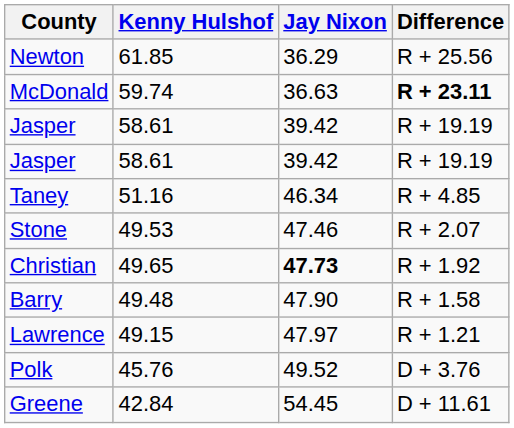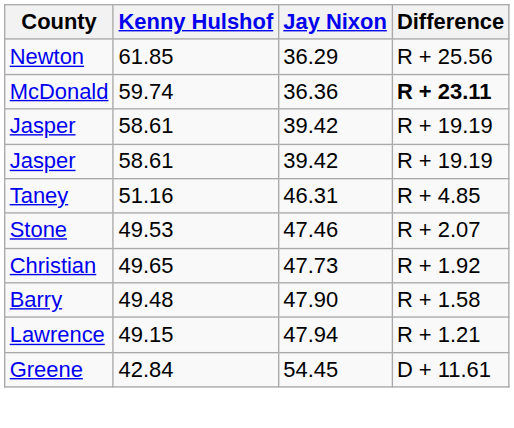(311, 91) 36.63 -> (311, 91) 36.36
(311, 195) 46.34 -> (311, 195) 46.31
(311, 265) bold -> (311, 265) normal
(311, 334) 47.97 -> (311, 334) 47.94
- row: (31, 369)
